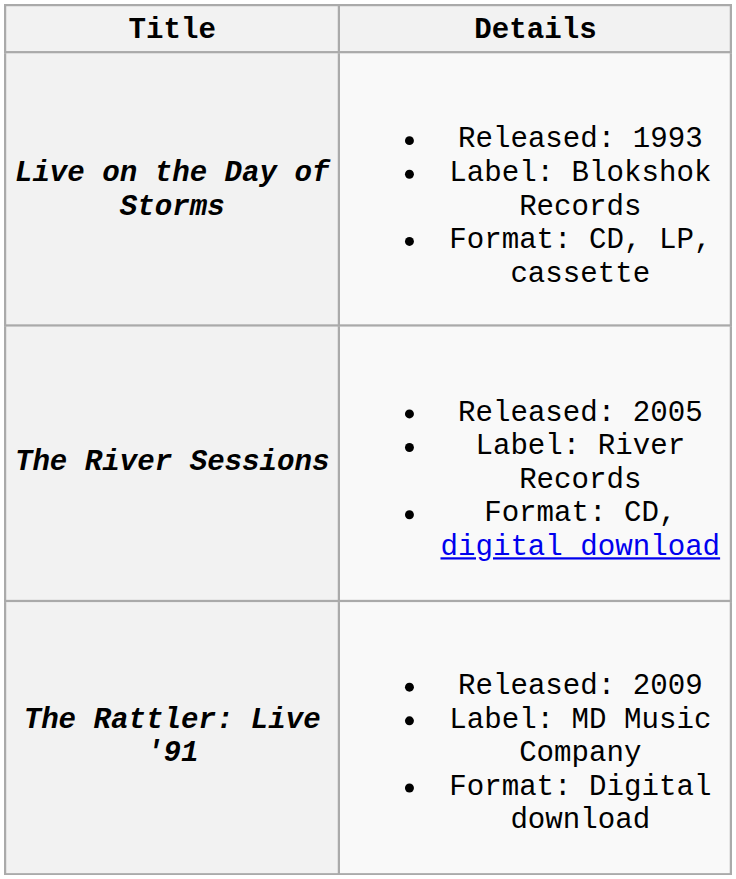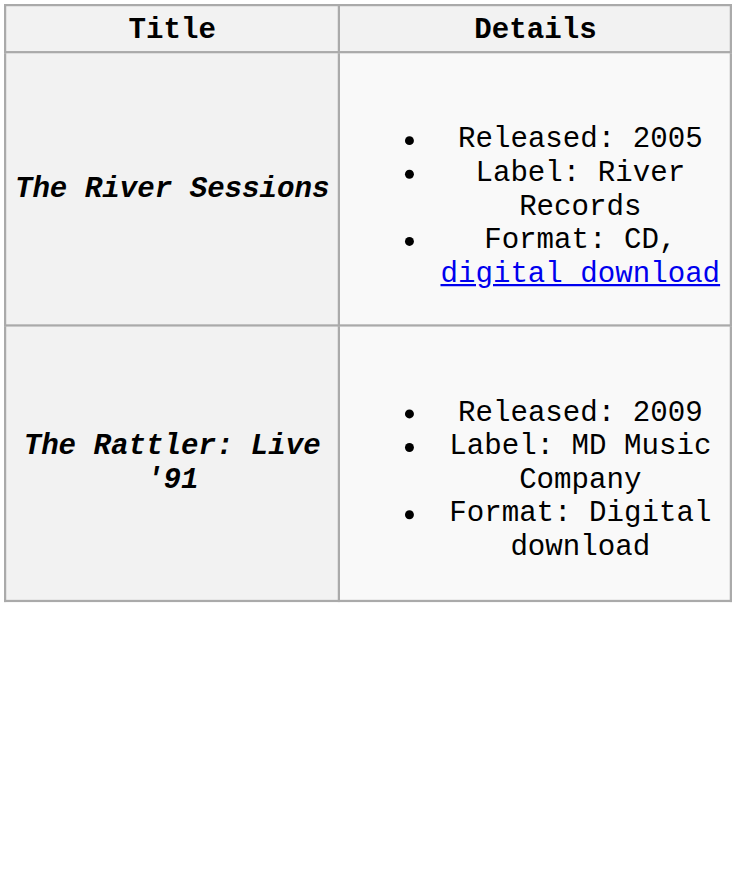- row: (172, 189)
